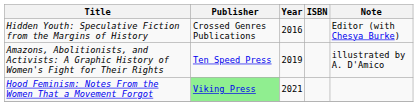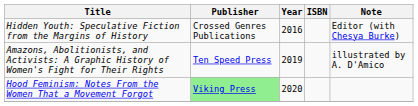(292, 89) 2021 -> (292, 89) 2020
